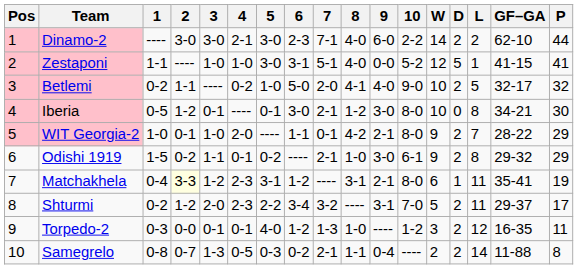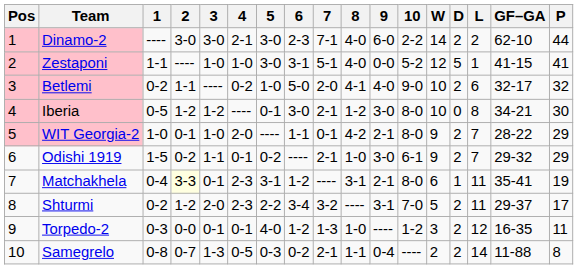(475, 87) 5 -> (475, 87) 6
(214, 110) 0-1 -> (214, 110) 1-2
(475, 157) 8 -> (475, 157) 7
(214, 181) 1-2 -> (214, 181) 0-1
